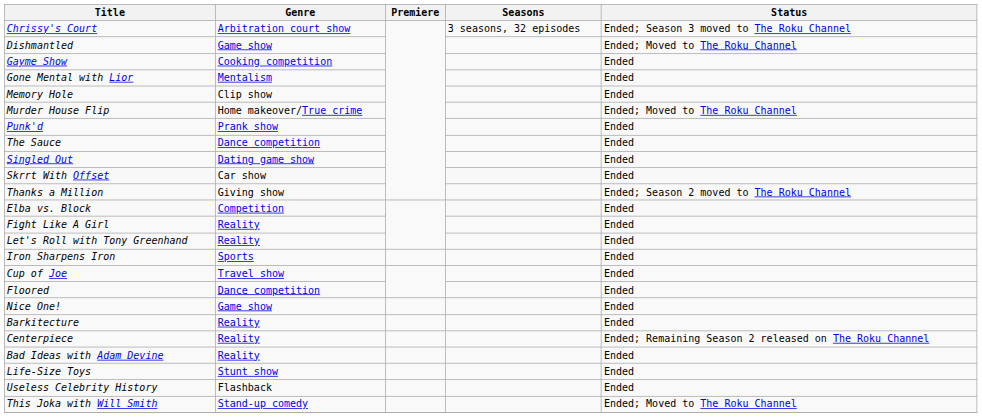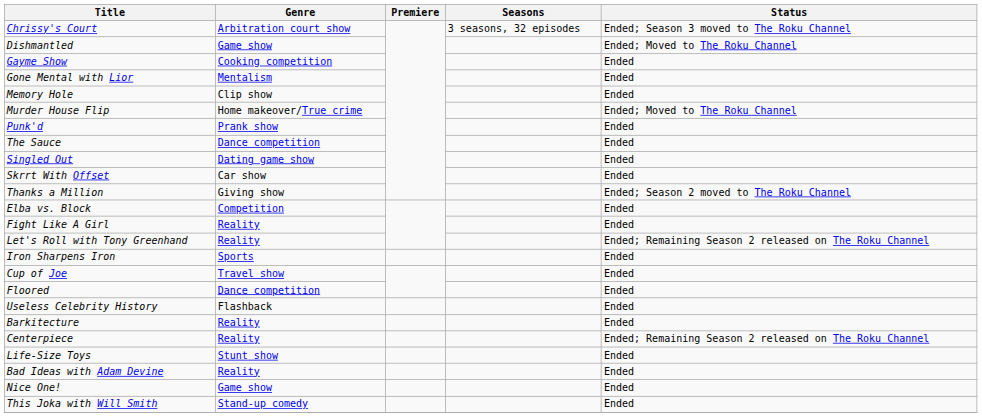(619, 241) Ended -> (767, 241) Ended; Remaining Season 2 released on The Roku Channel
rows swapped: (82, 388) <-> (34, 306)
rows swapped: (49, 371) <-> (85, 355)
(700, 404) Ended; Moved to The Roku Channel -> (619, 404) Ended
